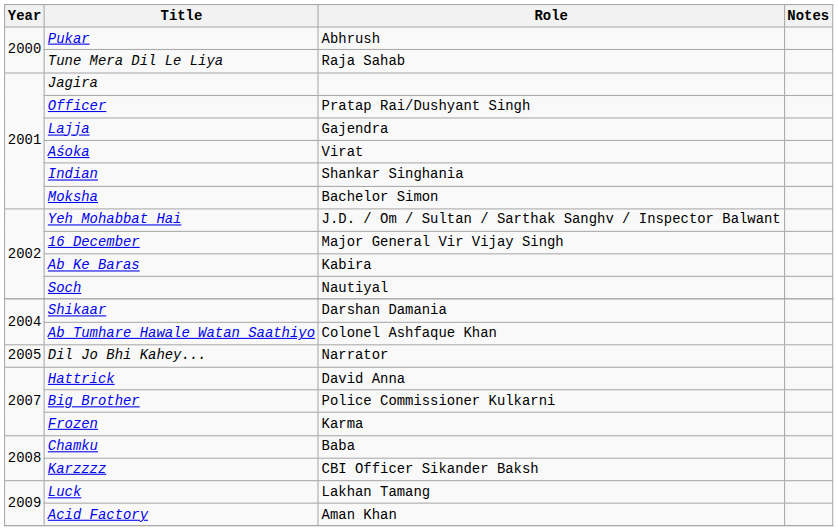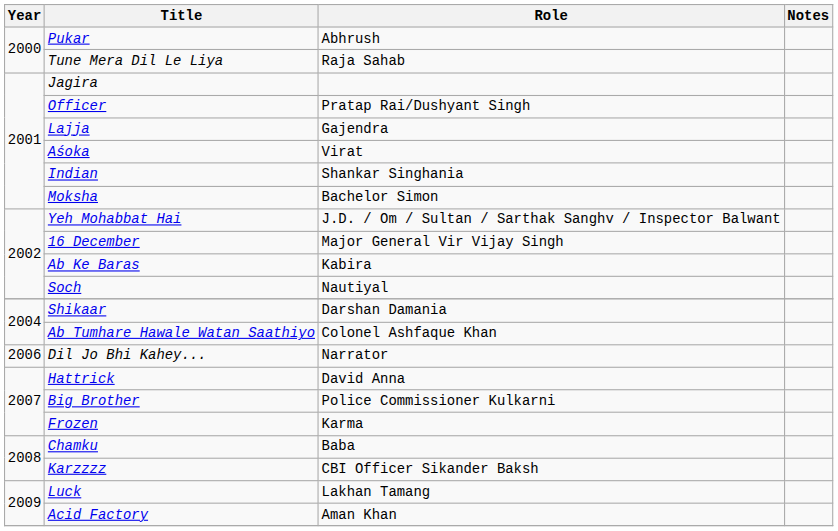(25, 356) 2005 -> (25, 356) 2006
